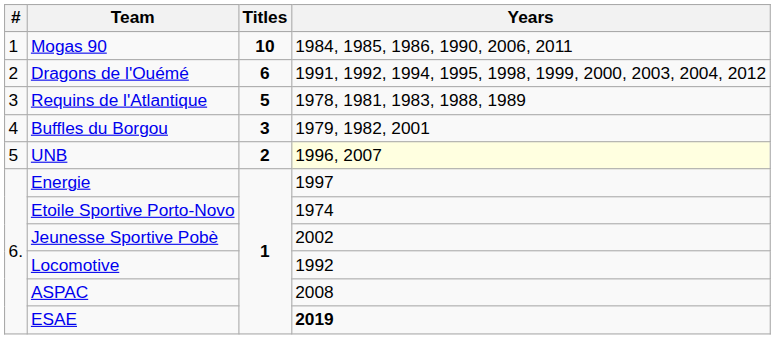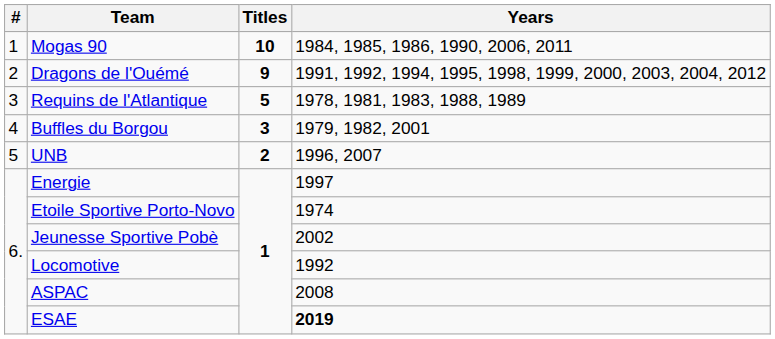(265, 73) 6 -> (265, 73) 9
(339, 155) lightyellow background -> (339, 155) no background
